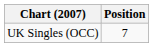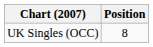(125, 33) 7 -> (125, 33) 8
